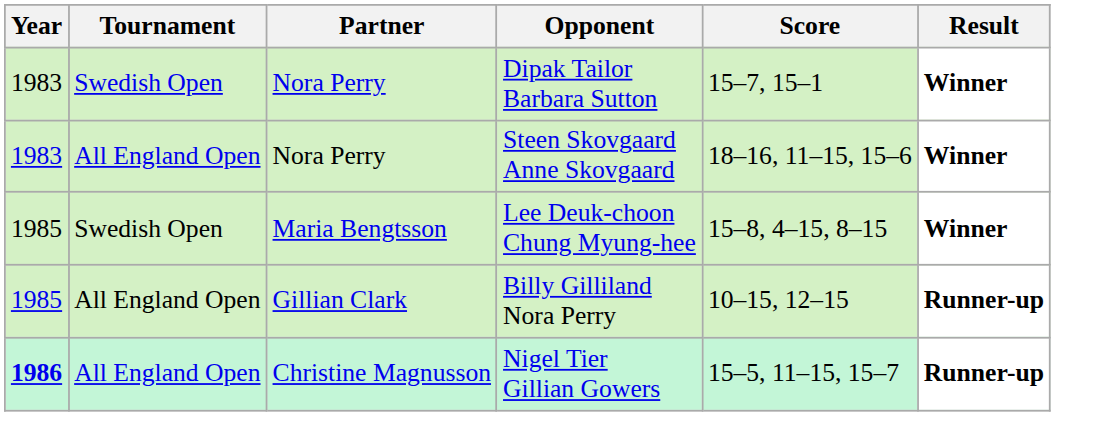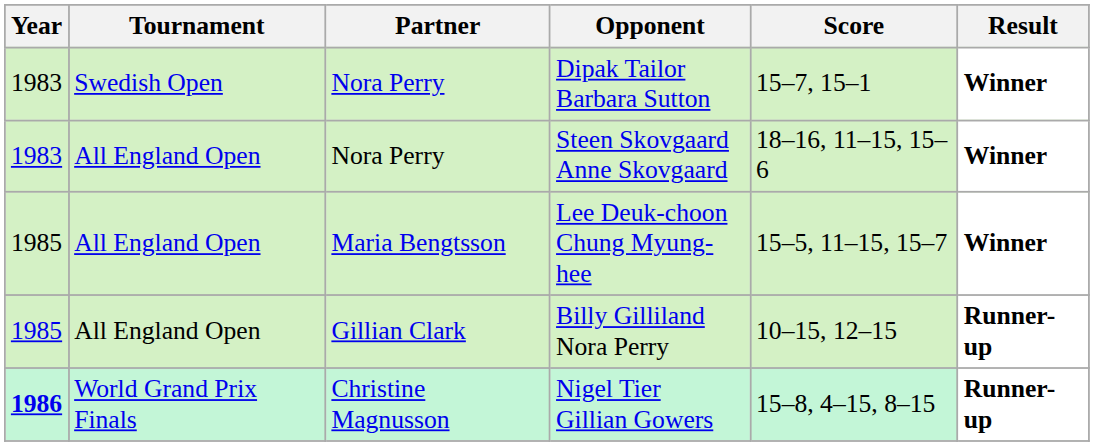(148, 228) Swedish Open -> (167, 243) All England Open
(798, 228) 15–8, 4–15, 8–15 -> (852, 243) 15–5, 11–15, 15–7
(167, 373) All England Open -> (166, 403) World Grand Prix Finals
(803, 373) 15–5, 11–15, 15–7 -> (846, 403) 15–8, 4–15, 8–15
